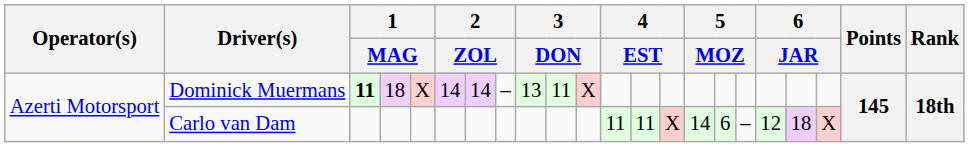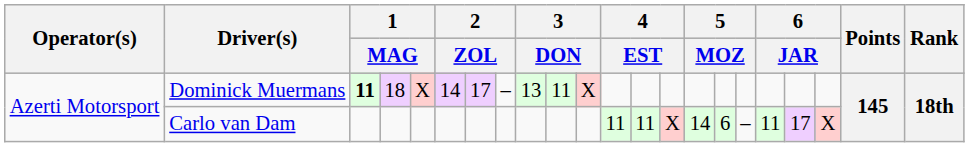(480, 89) 14 -> (480, 89) 17
(771, 123) 12 -> (770, 123) 11
(801, 123) 18 -> (800, 123) 17
